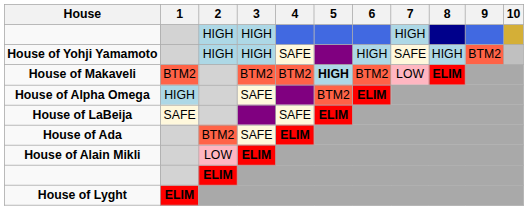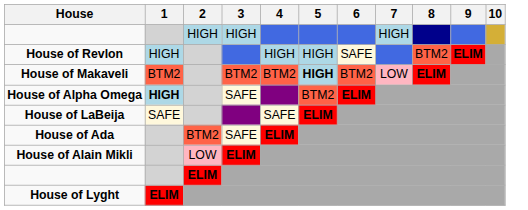- row: (82, 55)
+ row: (75, 55)
(180, 95) normal -> (164, 95) bold
